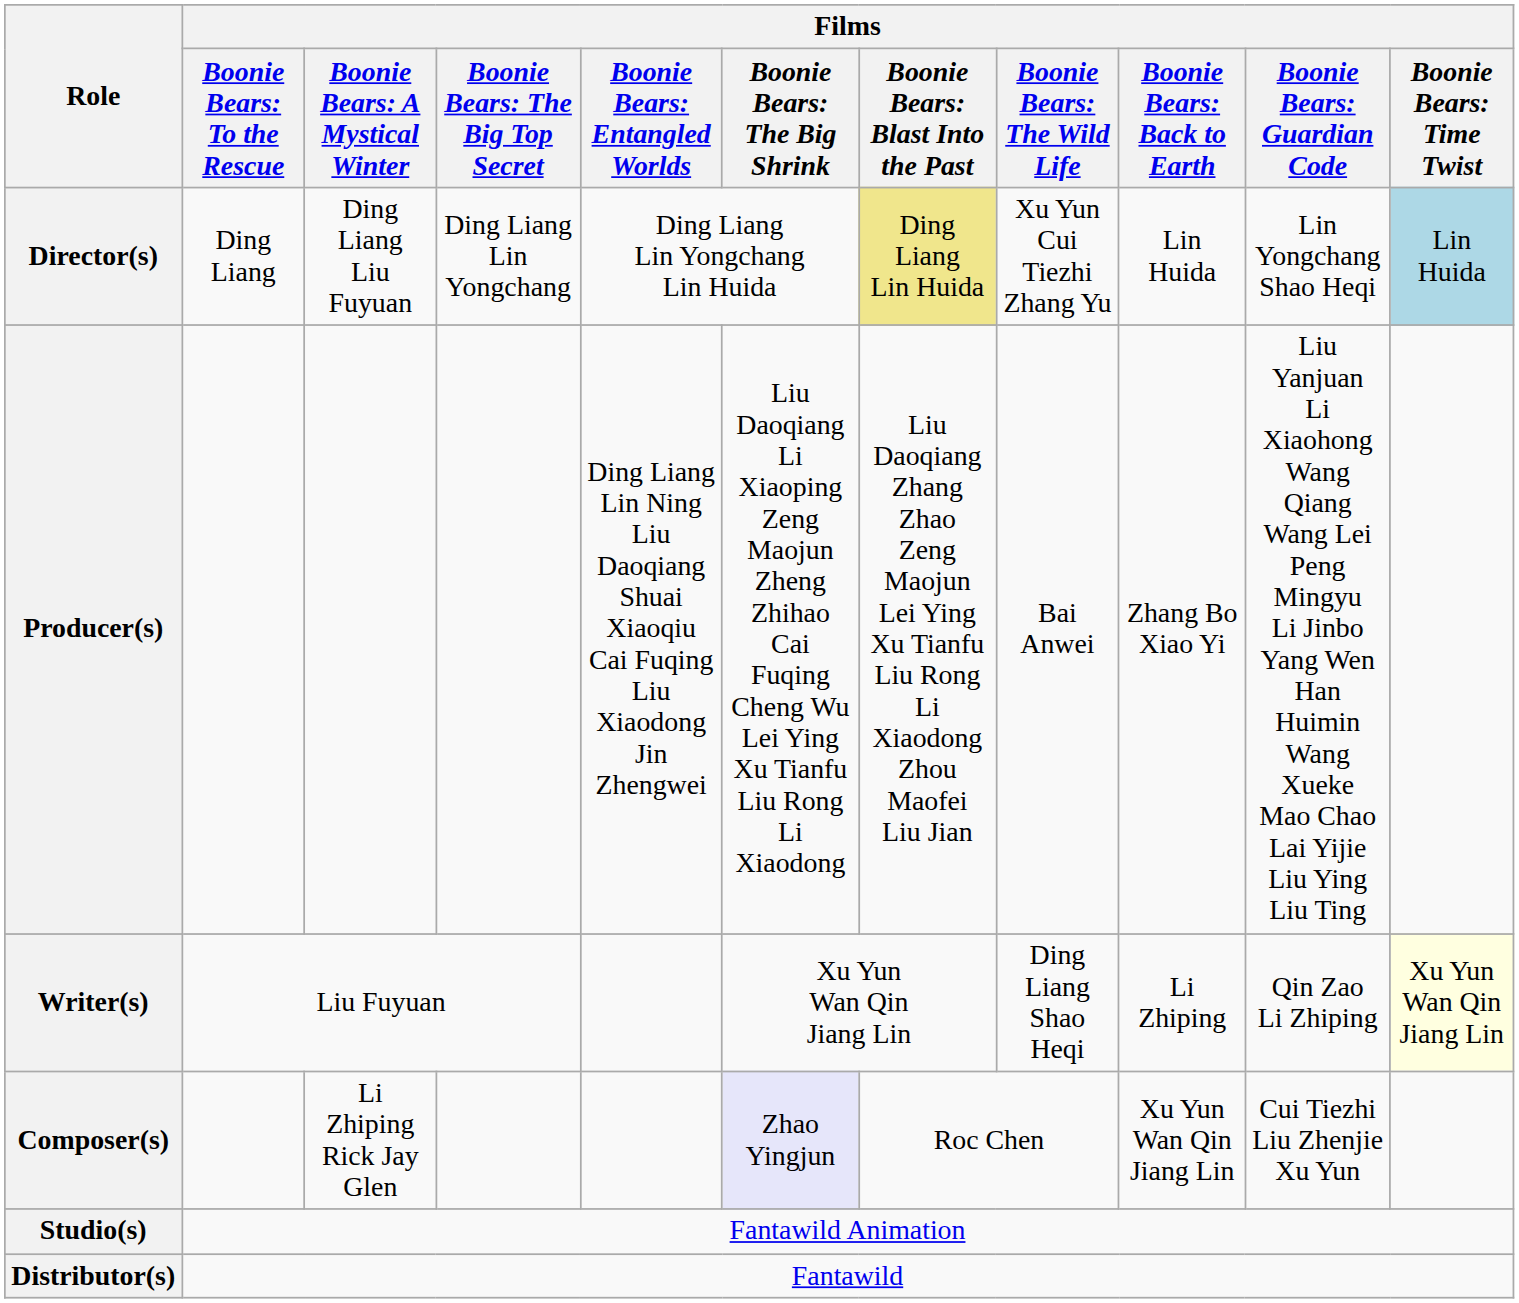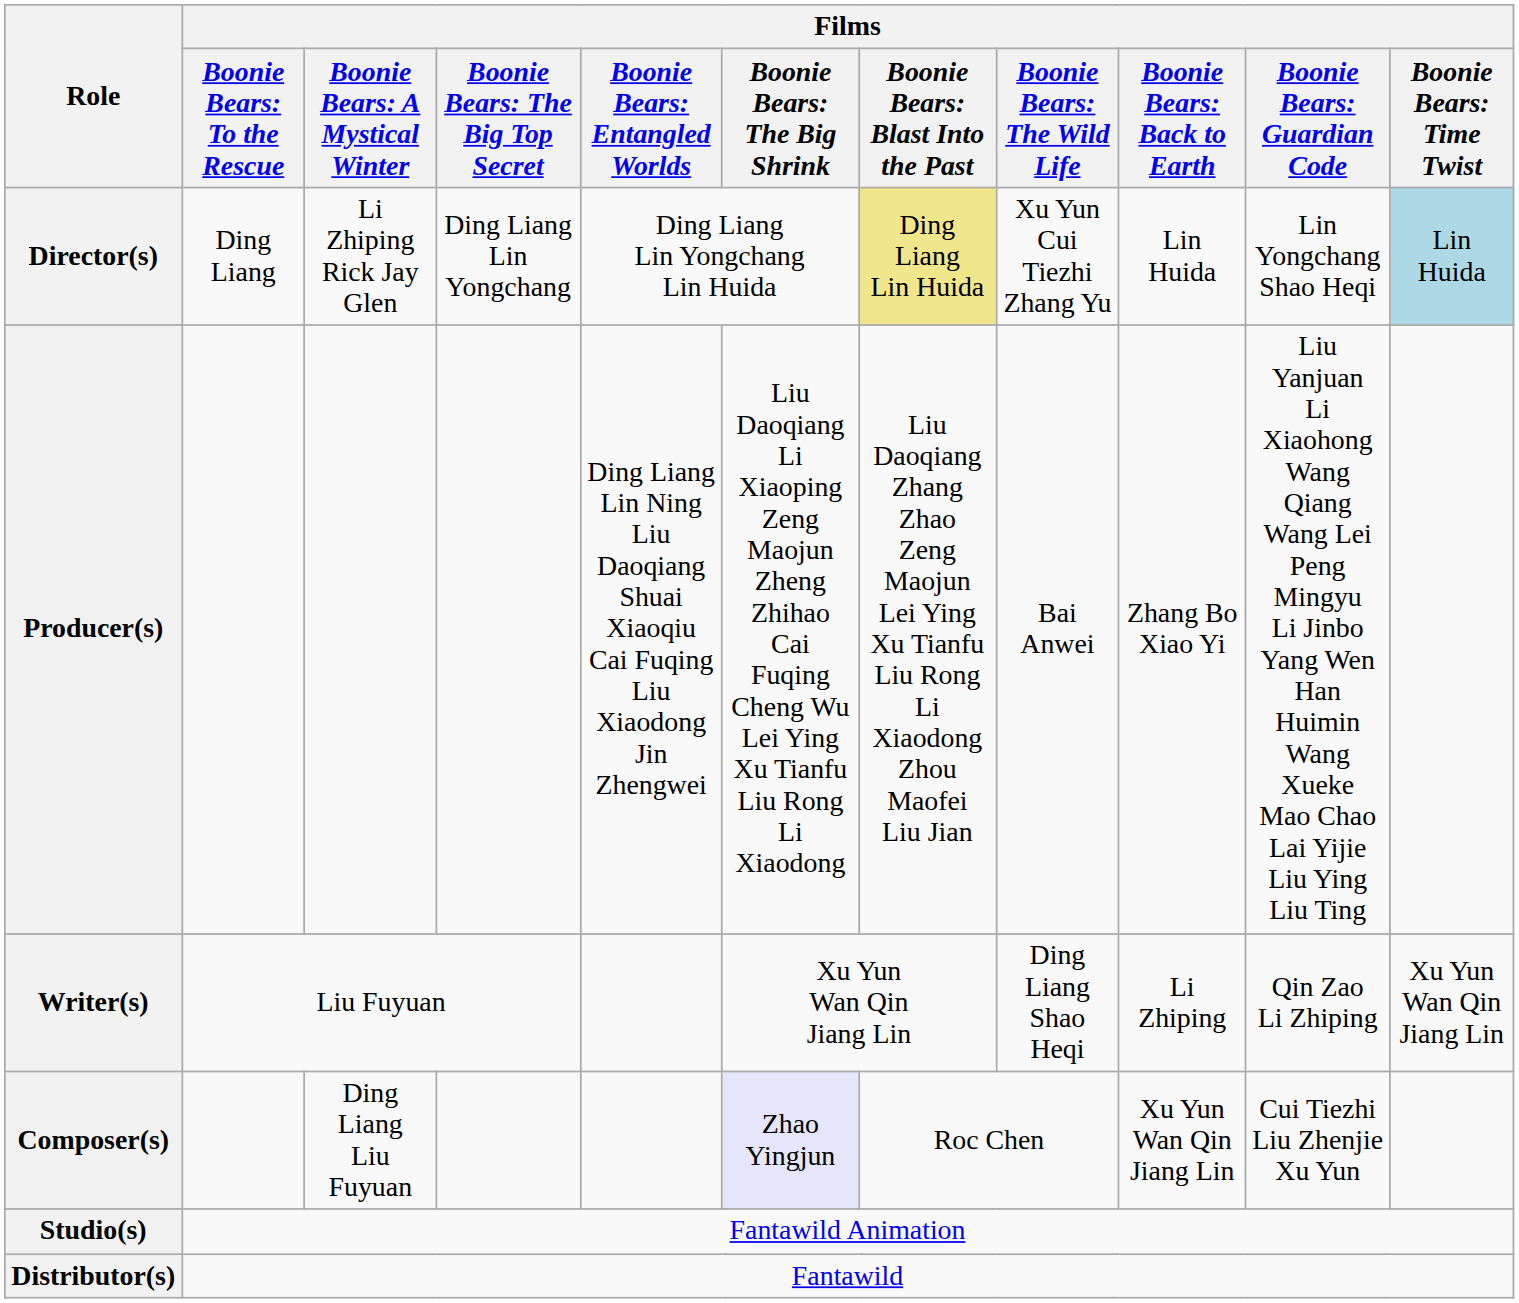(370, 255) Ding Liang Liu Fuyuan -> (370, 255) Li Zhiping Rick Jay Glen
(1452, 1001) lightyellow background -> (1452, 1001) no background
(370, 1139) Li Zhiping Rick Jay Glen -> (370, 1139) Ding Liang Liu Fuyuan
